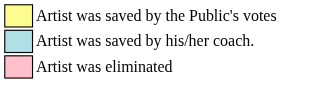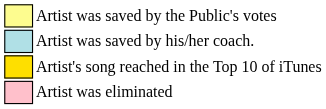+ row: (179, 66)
